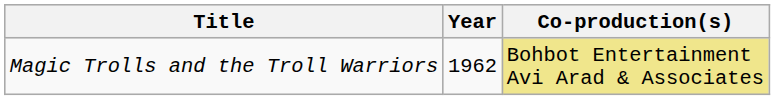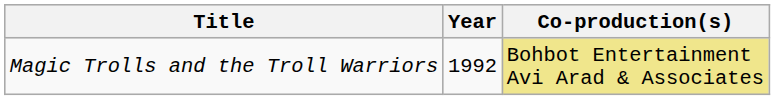(473, 66) 1962 -> (473, 66) 1992
